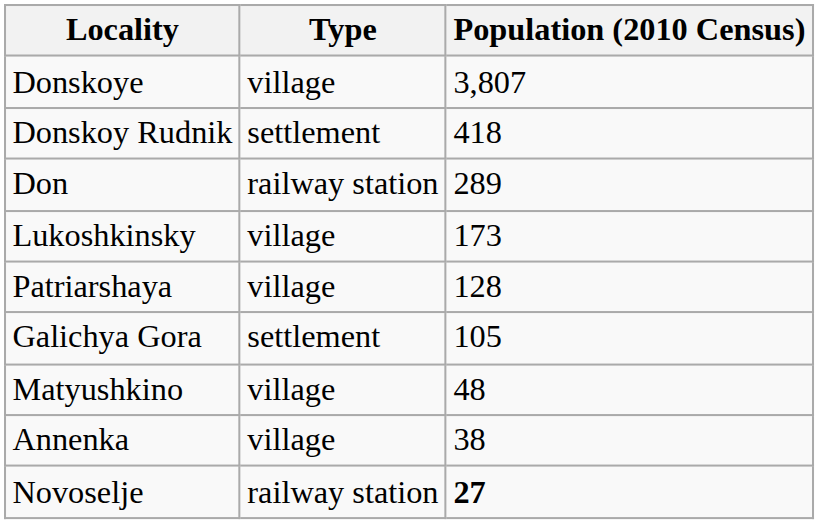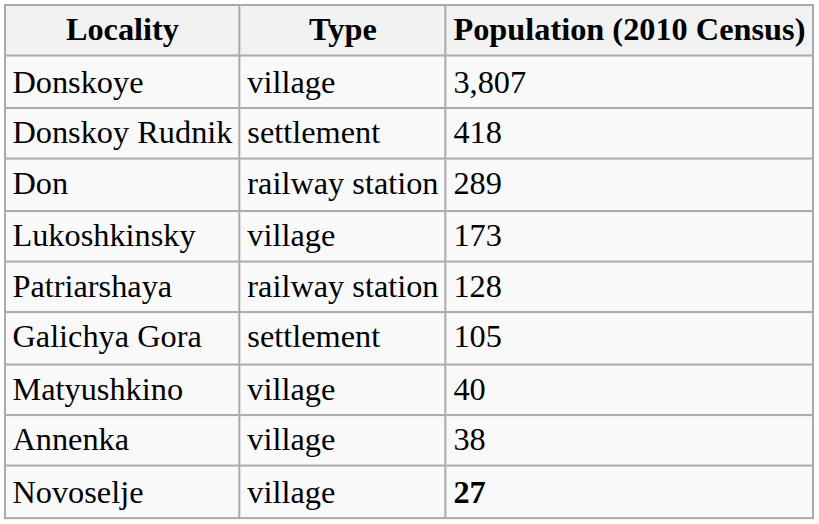(291, 286) village -> (343, 286) railway station
(470, 388) 48 -> (470, 388) 40
(343, 491) railway station -> (291, 491) village
